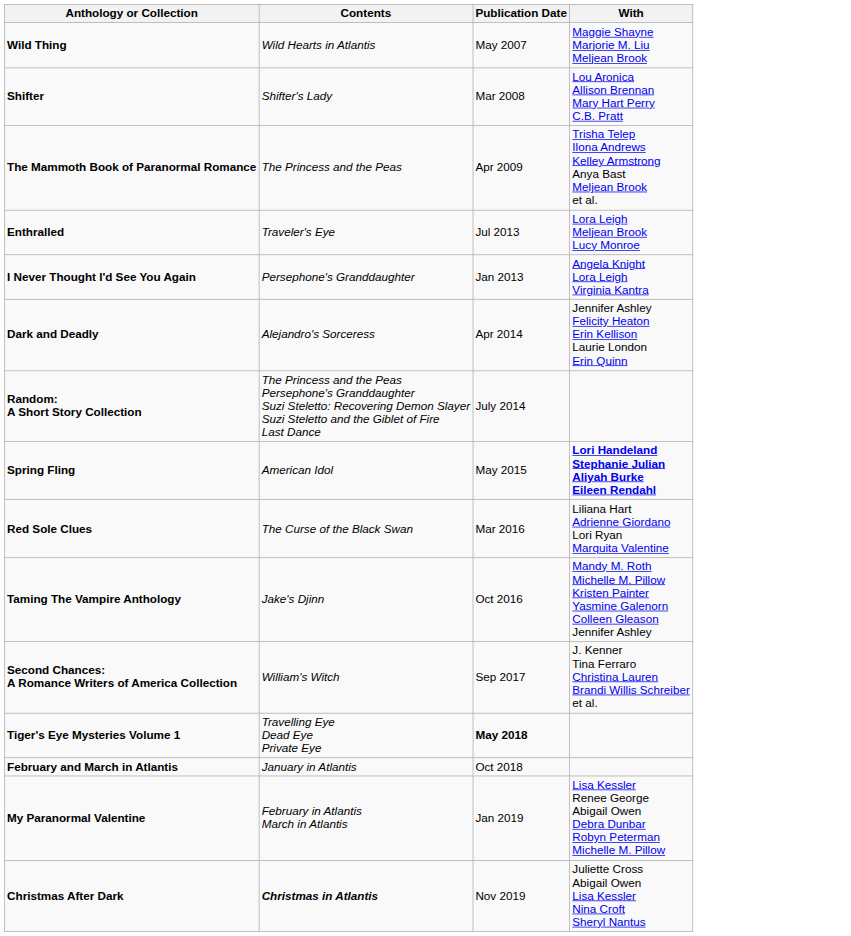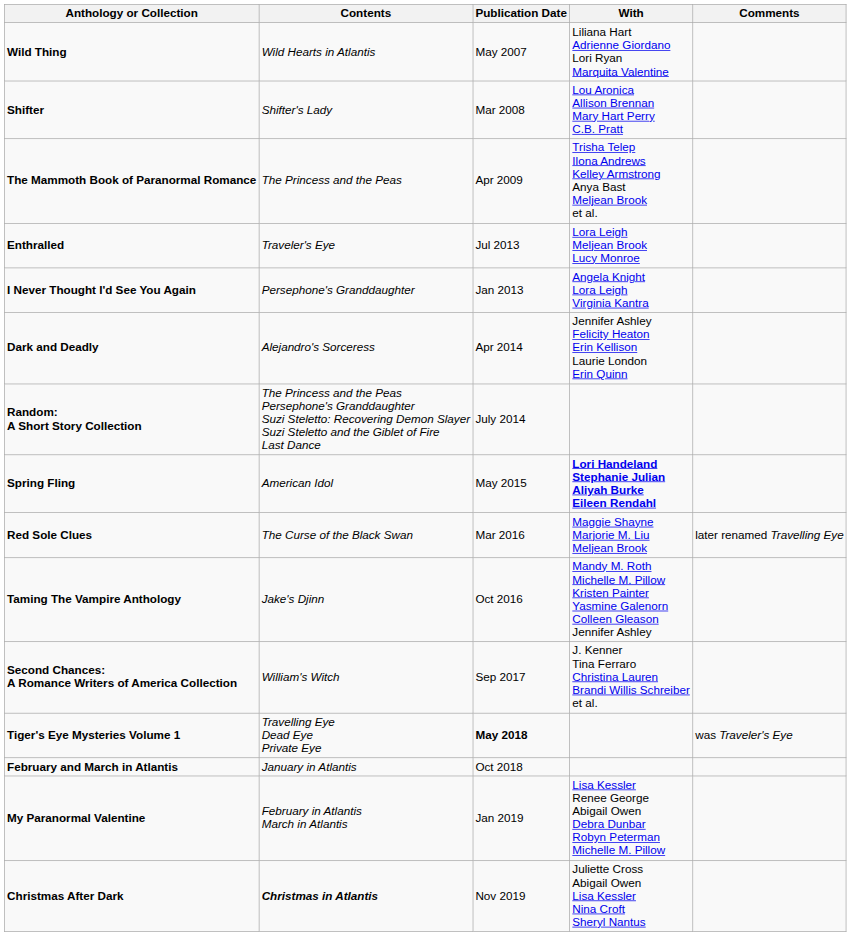+ column: (769, 13)
(613, 45) Maggie Shayne Marjorie M. Liu Meljean Brook -> (621, 51) Liliana Hart Adrienne Giordano Lori Ryan Marquita Valentine
(621, 528) Liliana Hart Adrienne Giordano Lori Ryan Marquita Valentine -> (613, 535) Maggie Shayne Marjorie M. Liu Meljean Brook
